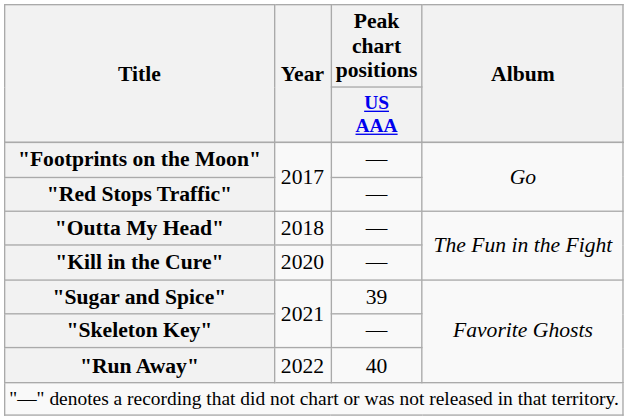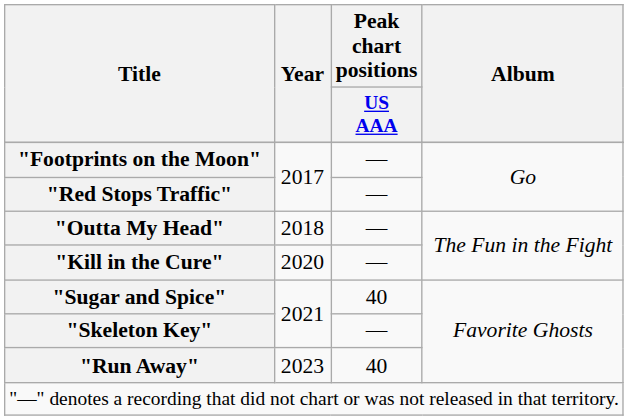(377, 296) 39 -> (377, 296) 40
(302, 365) 2022 -> (302, 365) 2023
